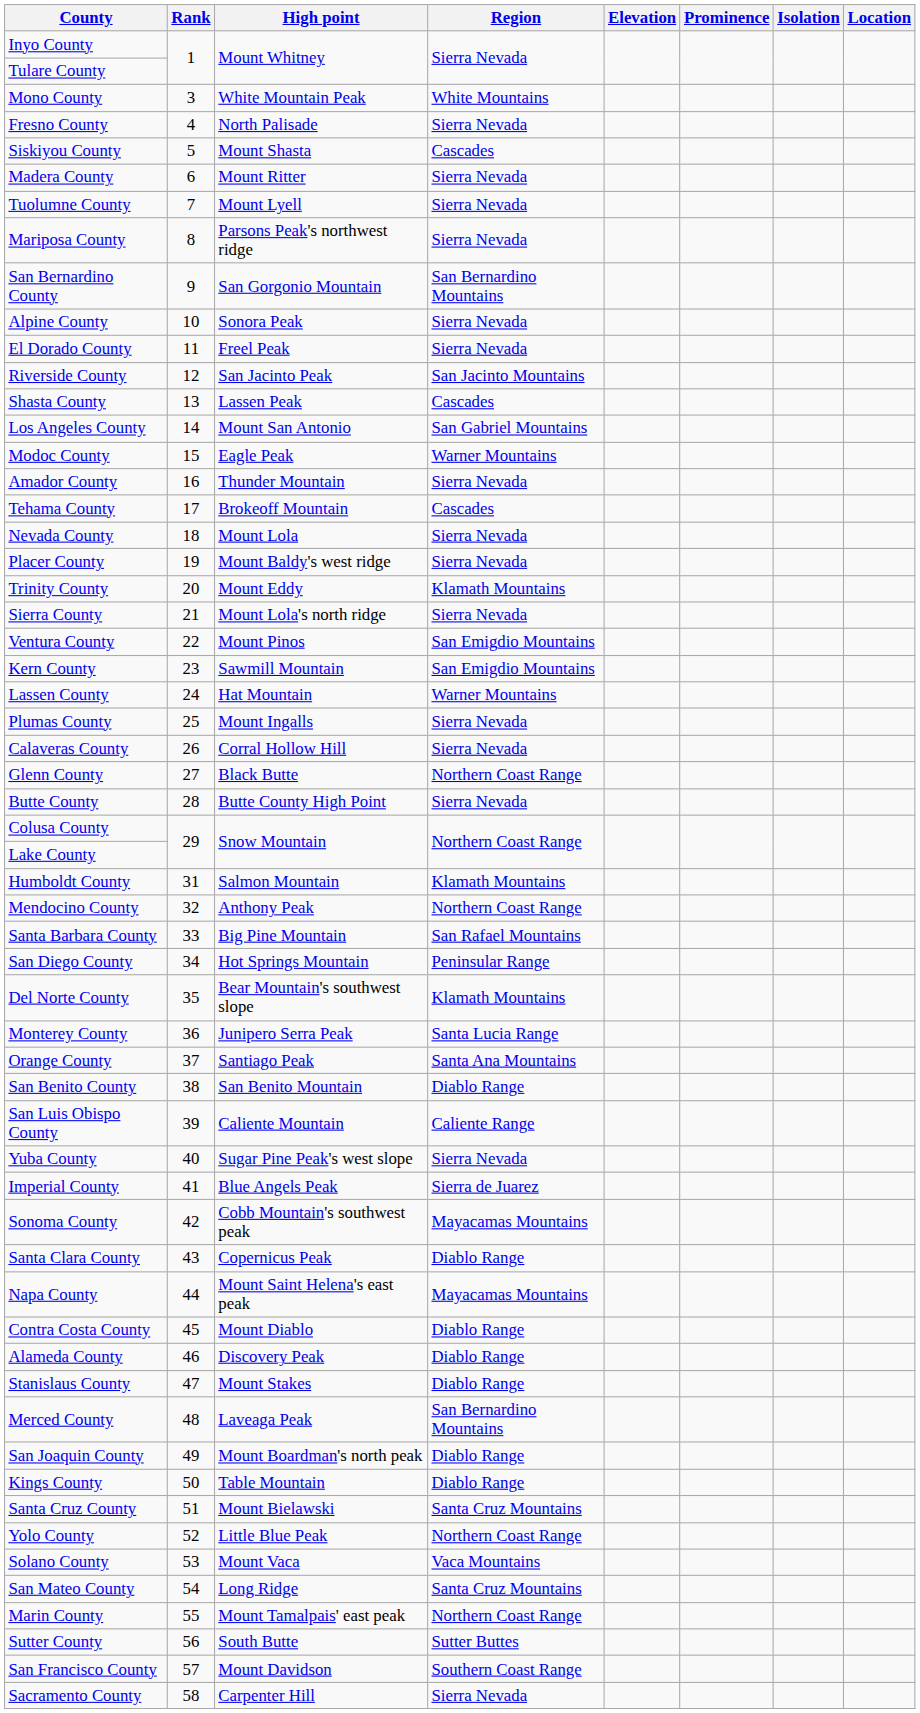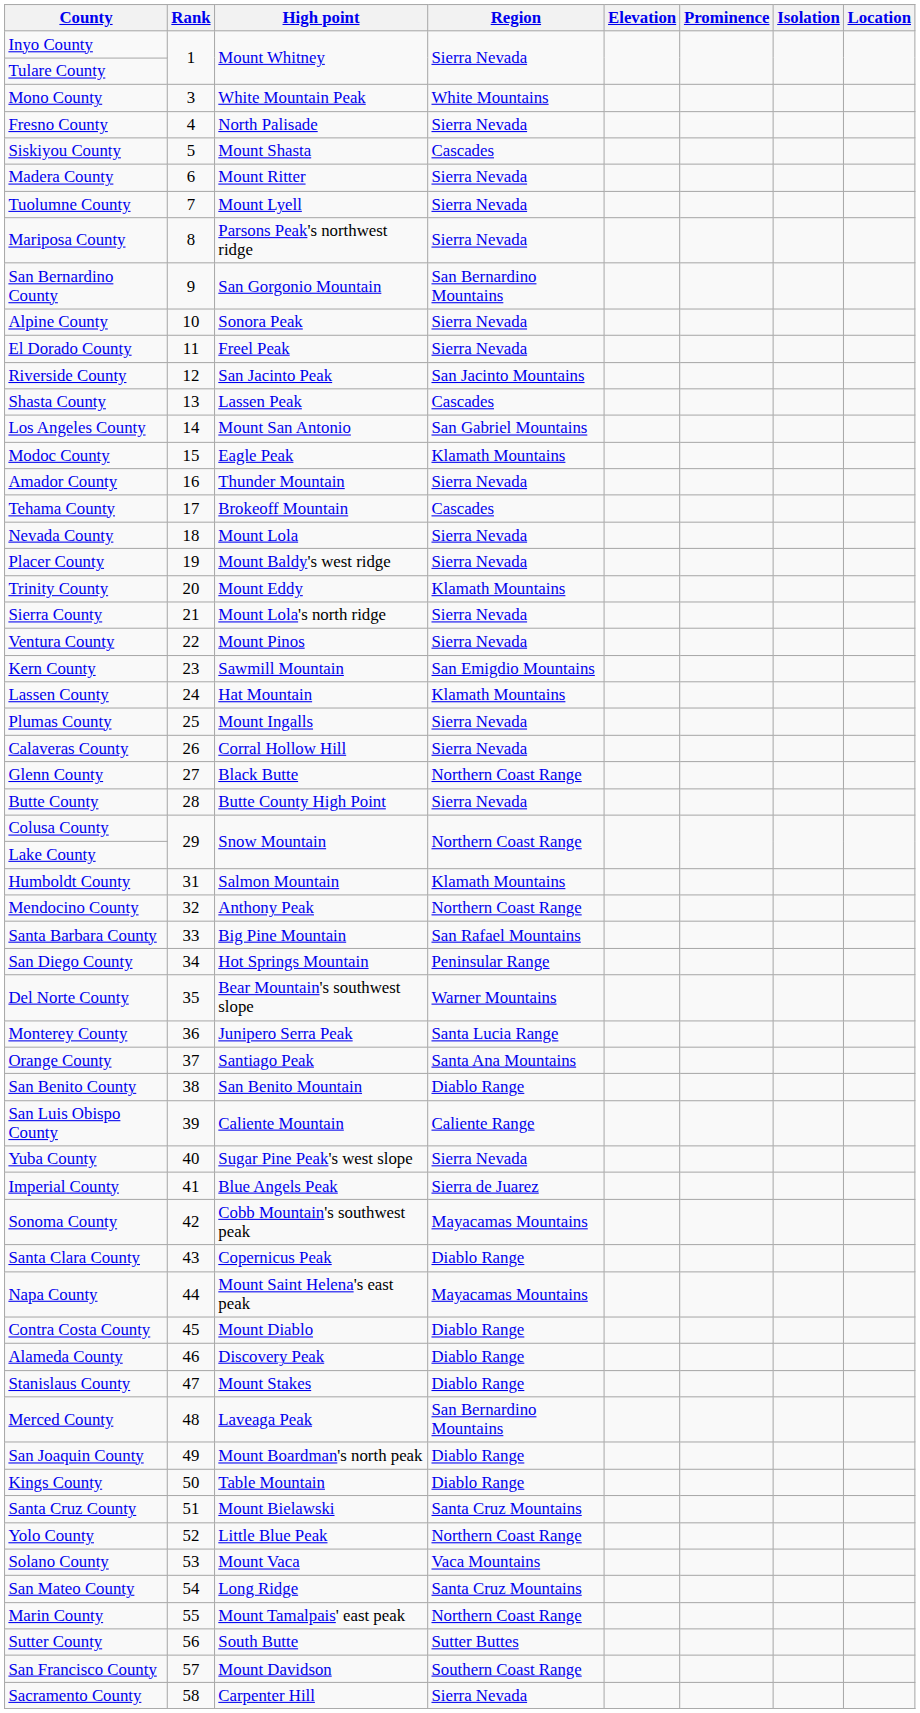(494, 455) Warner Mountains -> (498, 455) Klamath Mountains
(513, 641) San Emigdio Mountains -> (479, 641) Sierra Nevada
(494, 695) Warner Mountains -> (498, 695) Klamath Mountains
(498, 997) Klamath Mountains -> (494, 997) Warner Mountains
